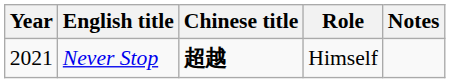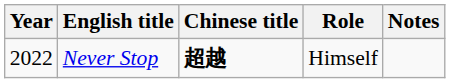(31, 57) 2021 -> (31, 57) 2022
